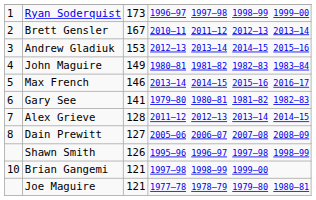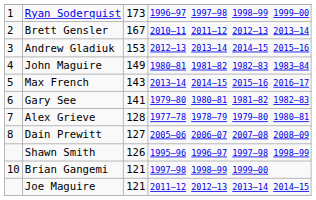(136, 83) 146 -> (136, 83) 143
(230, 117) 2011–12 2012–13 2013–14 2014–15 -> (230, 117) 1977–78 1978–79 1979–80 1980–81
(230, 187) 1977–78 1978–79 1979–80 1980–81 -> (230, 187) 2011–12 2012–13 2013–14 2014–15
